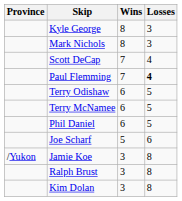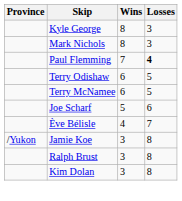- row: (75, 60)
- row: (72, 124)
+ row: (72, 124)
